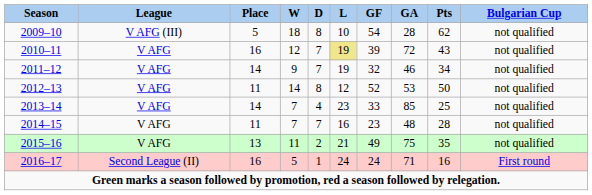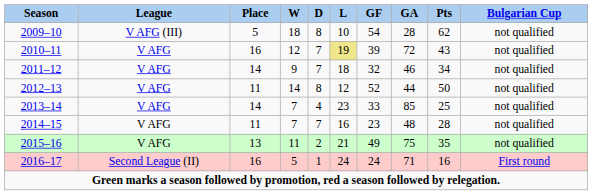(343, 69) 19 -> (343, 69) 18
(409, 87) 53 -> (409, 87) 44
